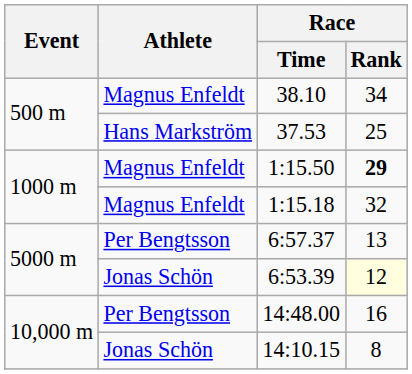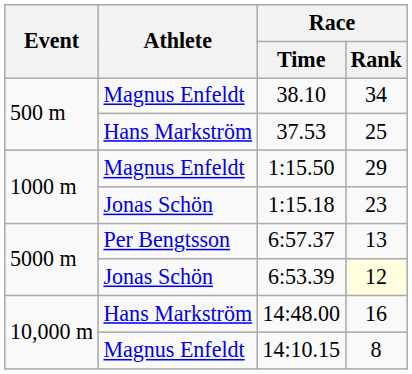(376, 168) bold -> (376, 168) normal
(174, 204) Magnus Enfeldt -> (158, 204) Jonas Schön
(376, 204) 32 -> (376, 204) 23
(167, 313) Per Bengtsson -> (178, 313) Hans Markström
(158, 350) Jonas Schön -> (174, 350) Magnus Enfeldt
